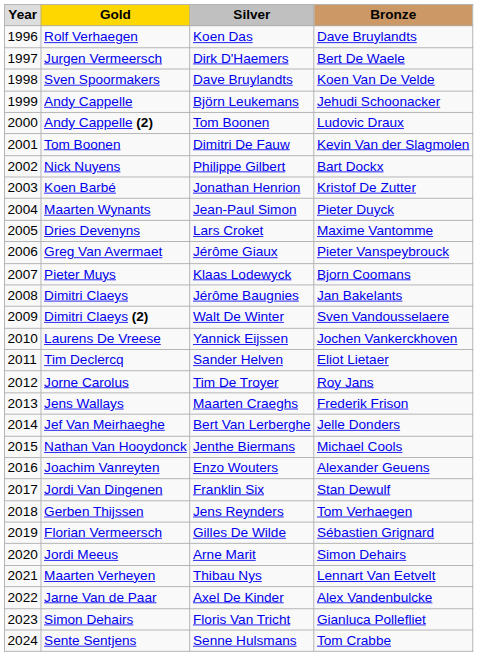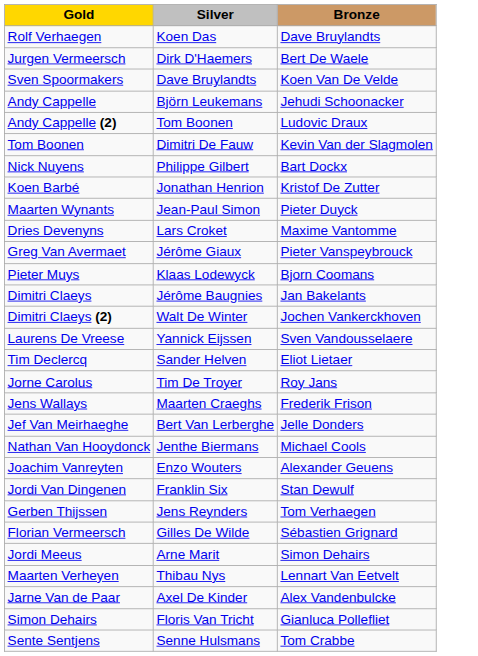- column: (23, 15)
(383, 317) Sven Vandousselaere -> (351, 317) Jochen Vankerckhoven
(387, 338) Jochen Vankerckhoven -> (346, 338) Sven Vandousselaere
